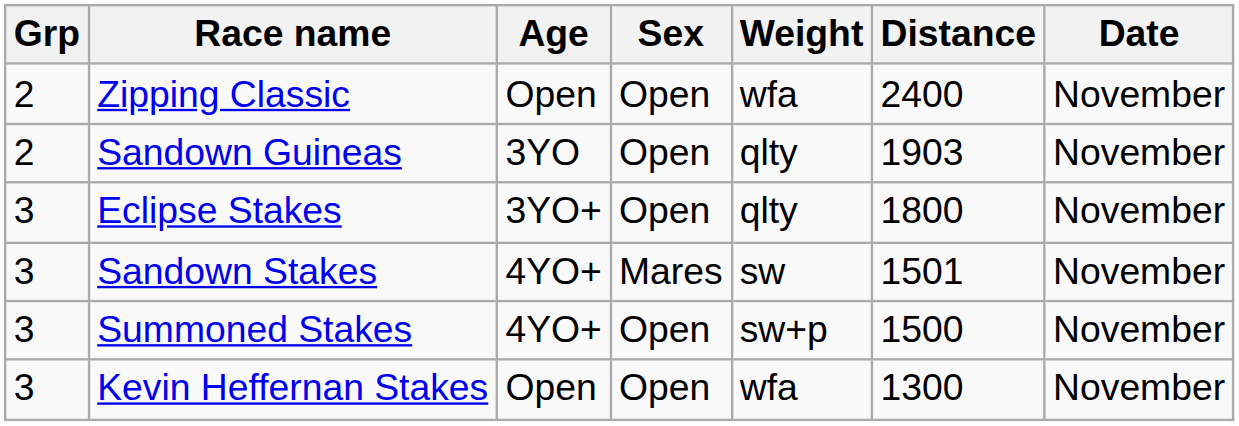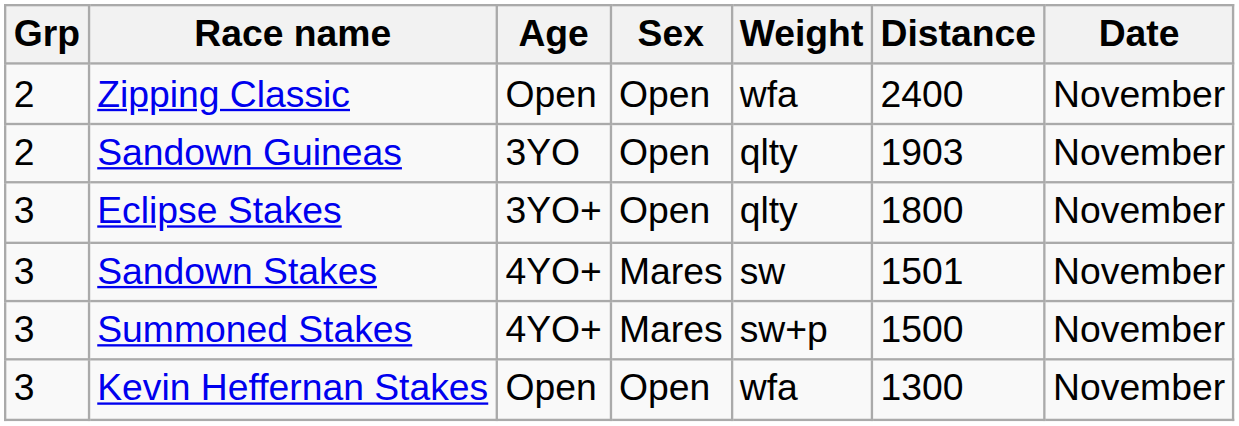(665, 329) Open -> (671, 329) Mares
